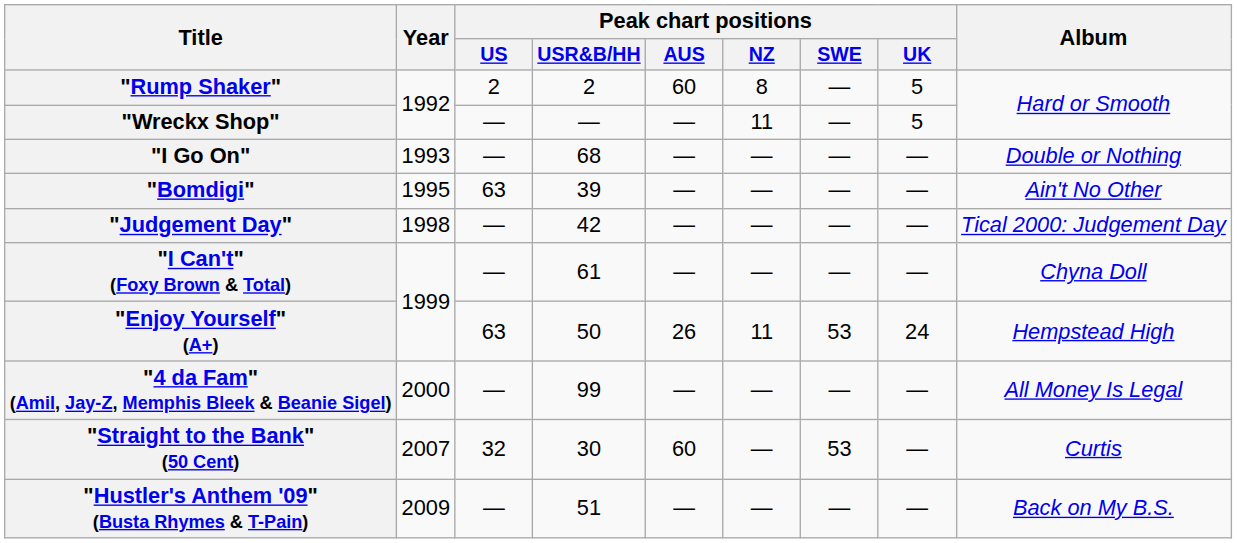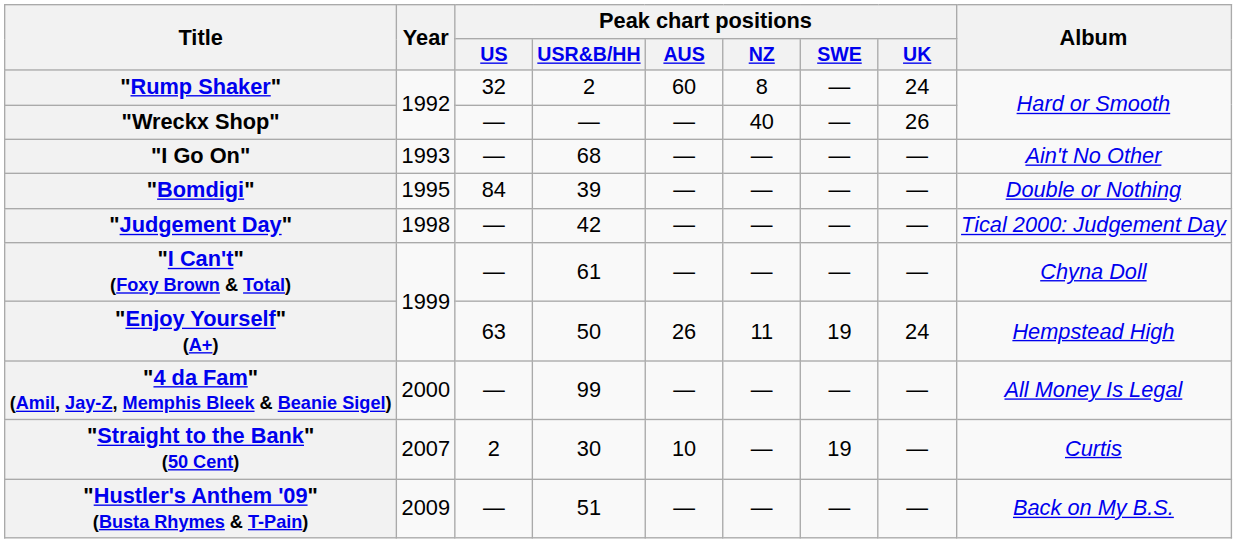(494, 87) 2 -> (494, 87) 32
(917, 87) 5 -> (917, 87) 24
(762, 121) 11 -> (762, 121) 40
(917, 121) 5 -> (917, 121) 26
(1093, 156) Double or Nothing -> (1093, 156) Ain't No Other
(494, 190) 63 -> (494, 190) 84
(1093, 190) Ain't No Other -> (1093, 190) Double or Nothing
(839, 330) 53 -> (839, 330) 19
(494, 448) 32 -> (494, 448) 2
(684, 448) 60 -> (684, 448) 10
(839, 448) 53 -> (839, 448) 19
